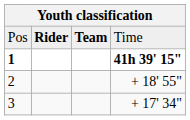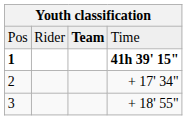(51, 37) bold -> (50, 37) normal
(156, 81) + 18' 55" -> (153, 81) + 17' 34"
(156, 103) + 17' 34" -> (153, 103) + 18' 55"
